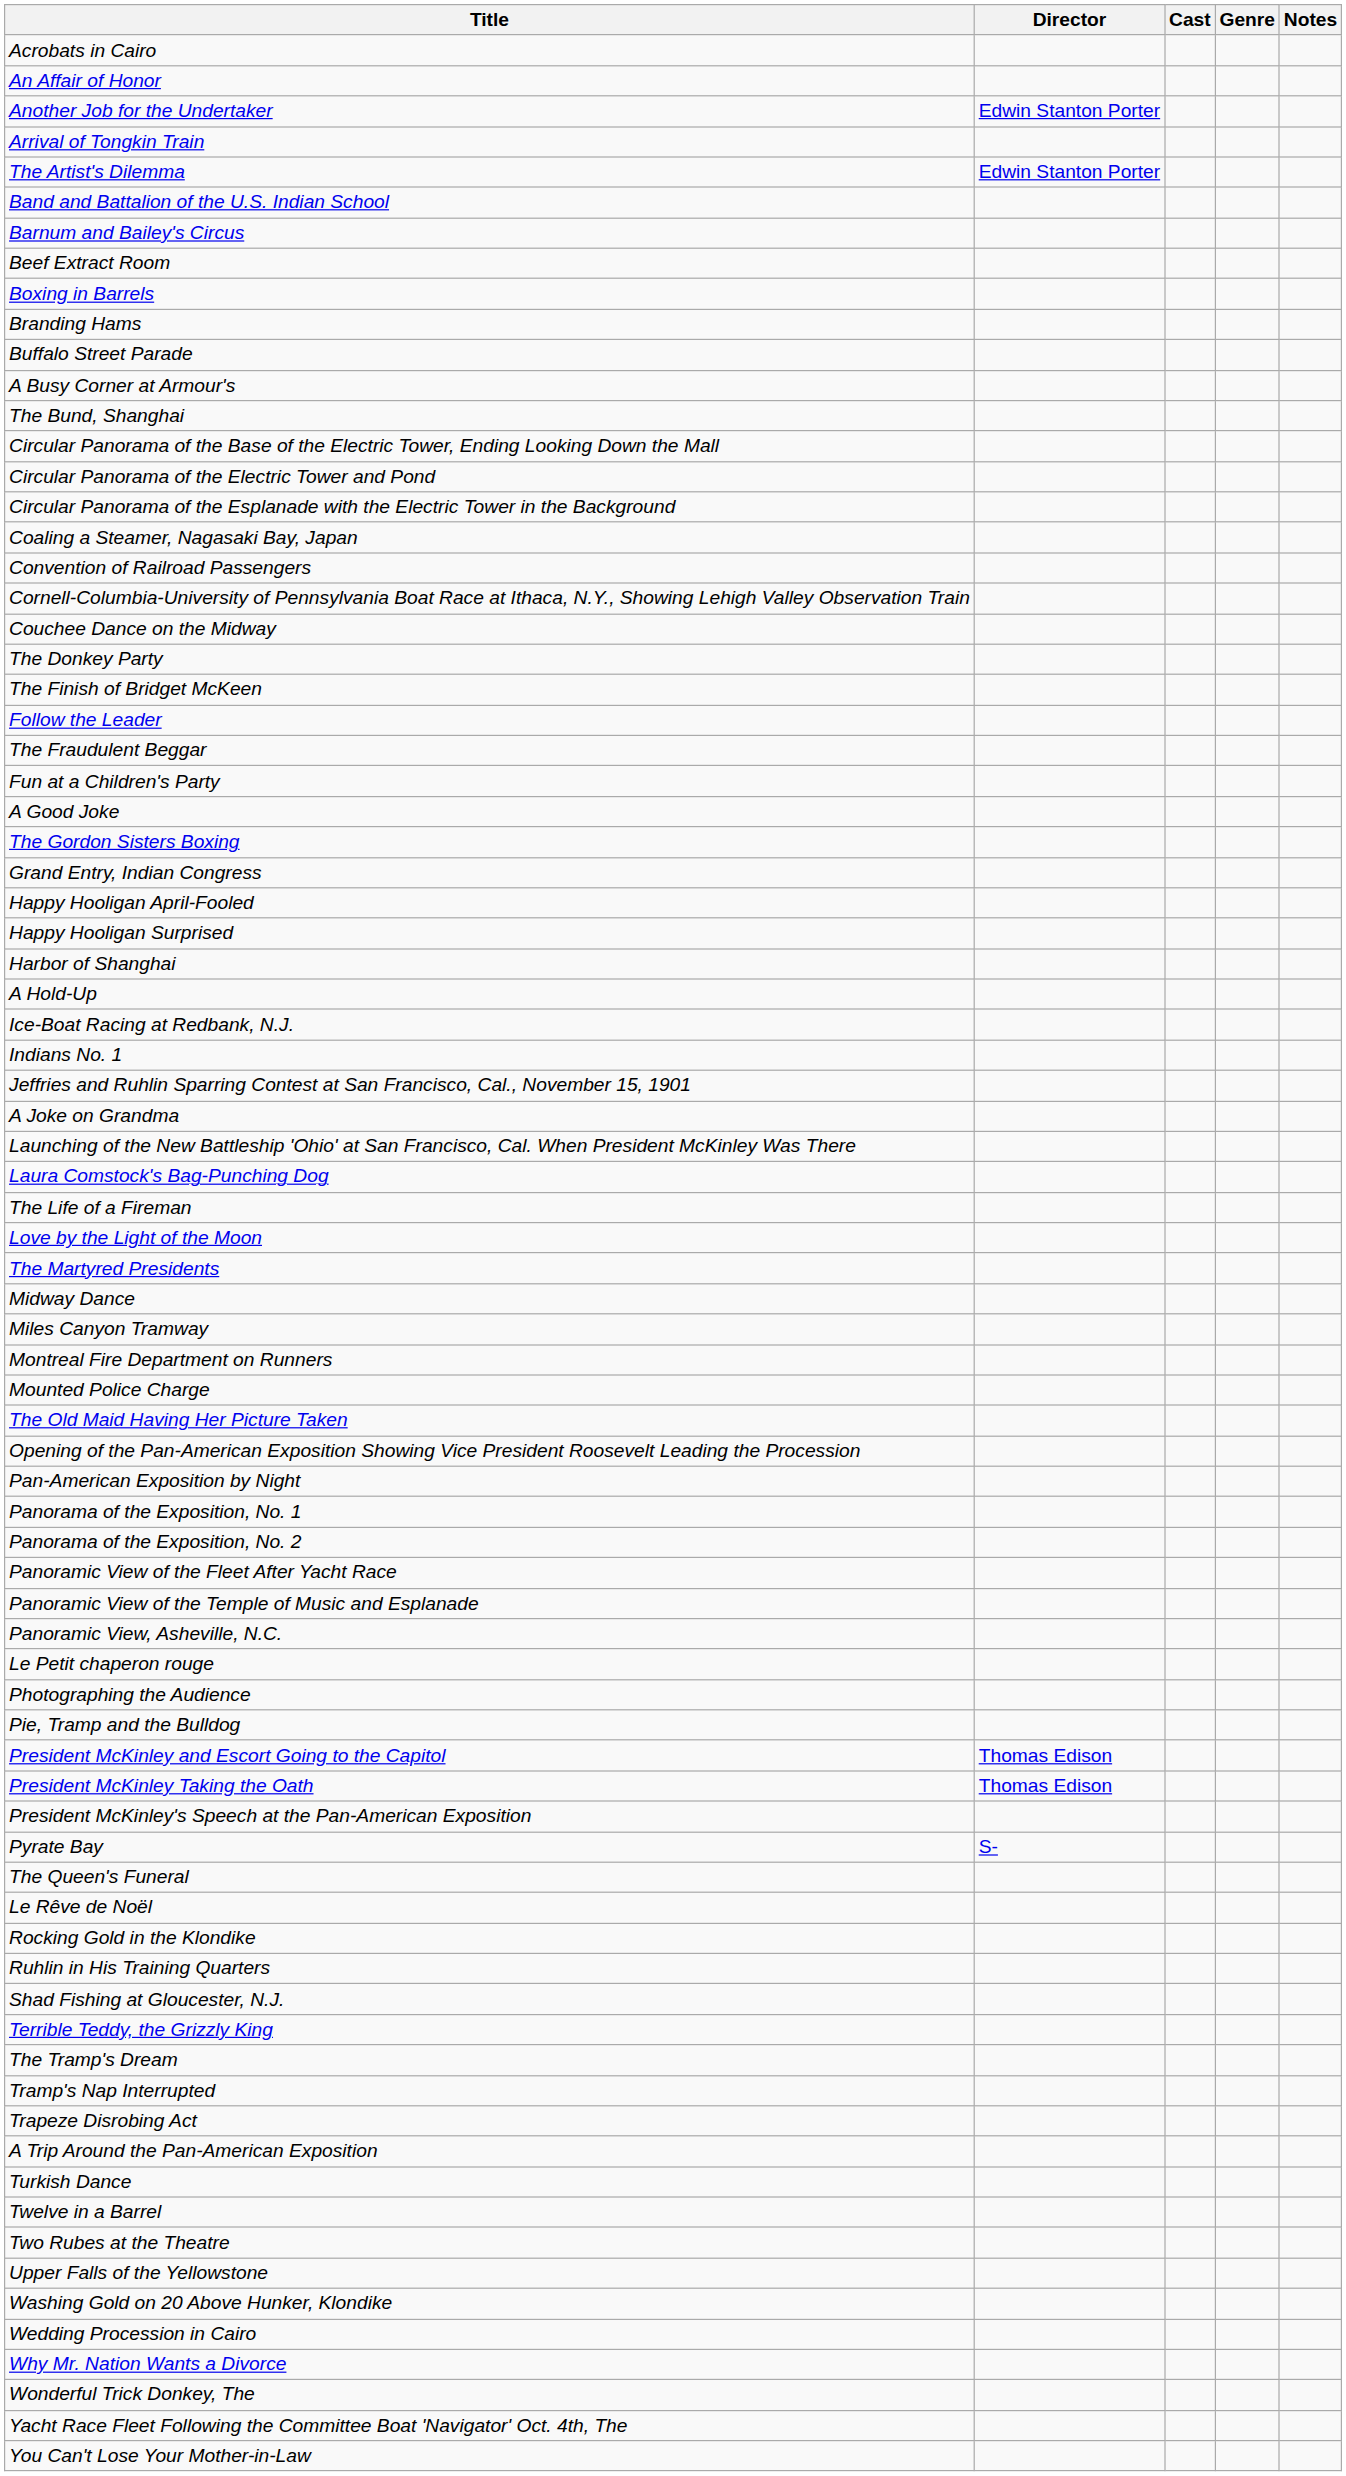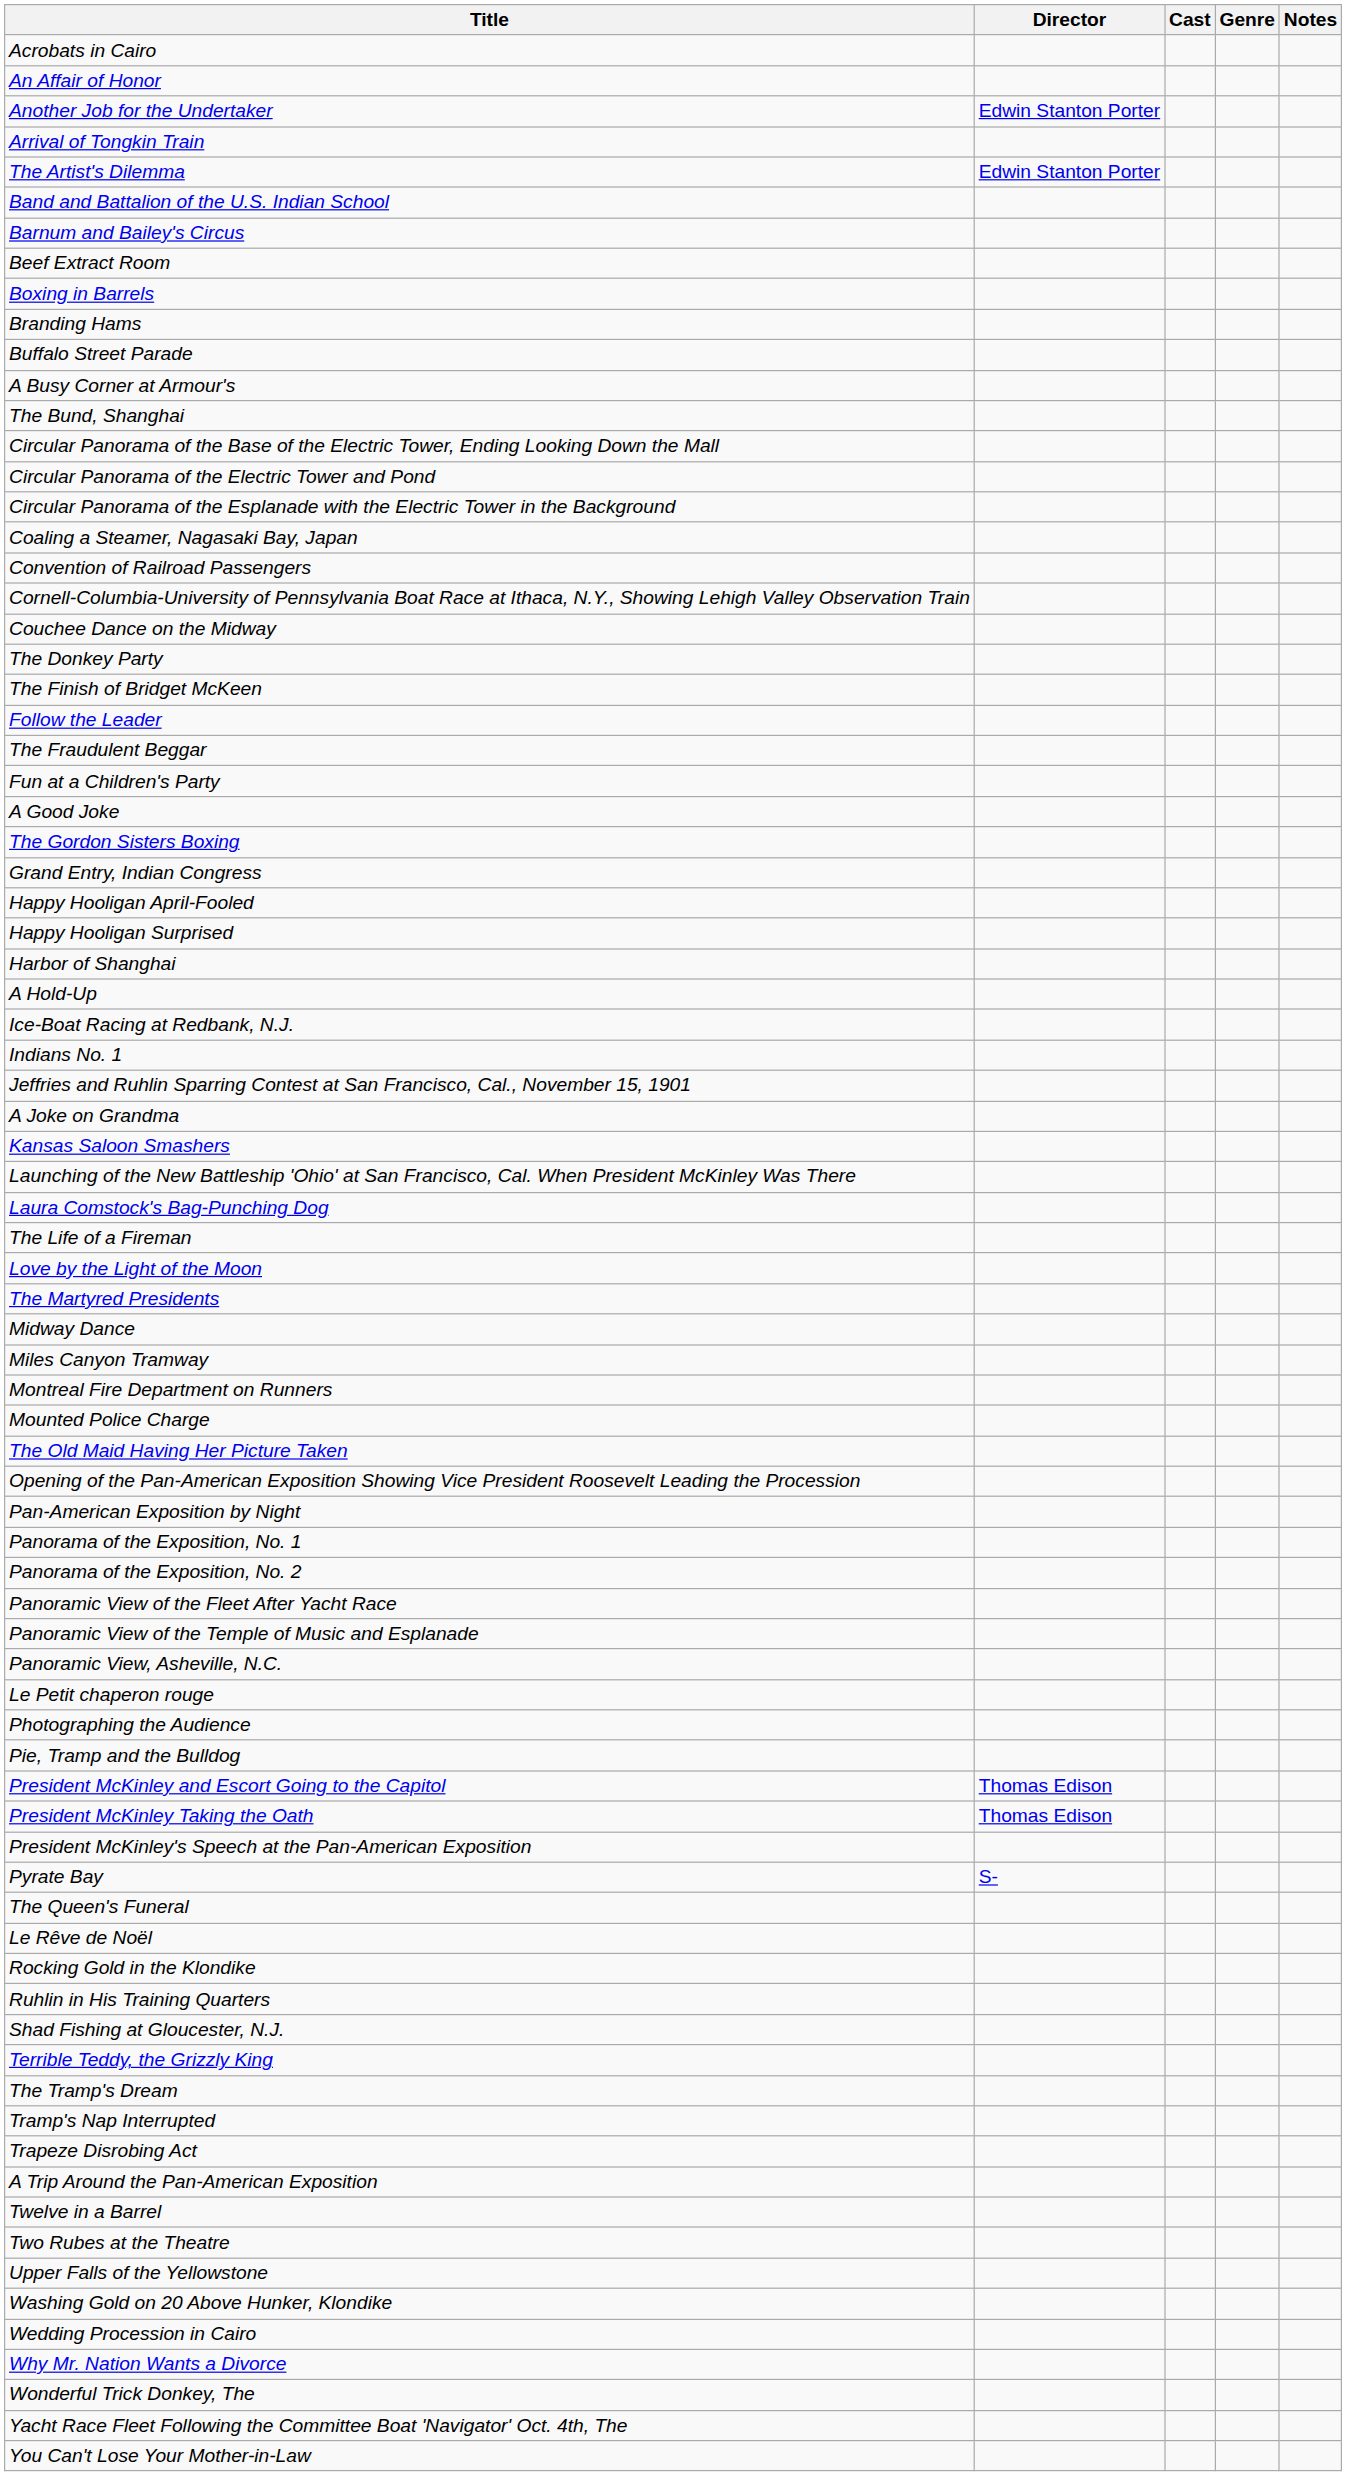+ row: (119, 1146)
- row: (70, 2181)
